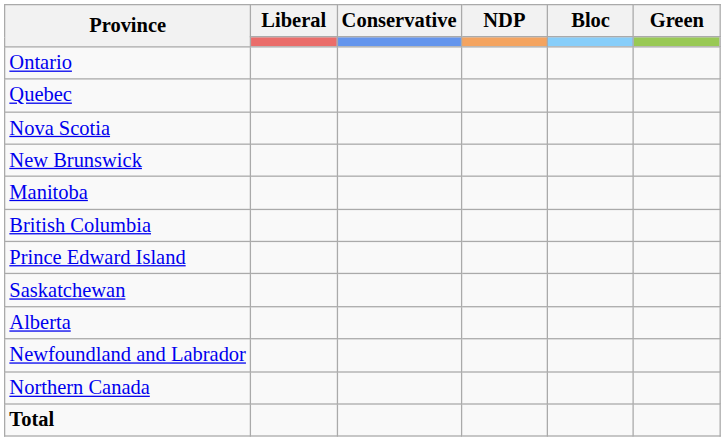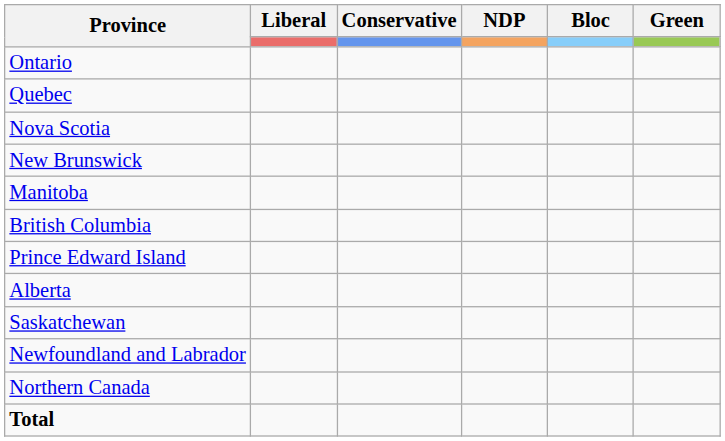rows swapped: (67, 290) <-> (40, 322)
